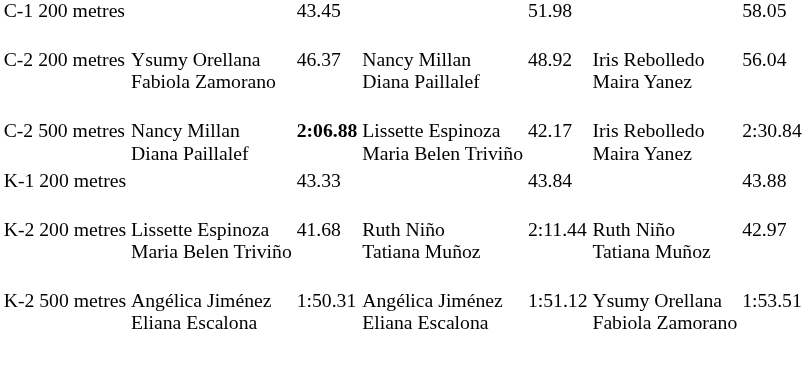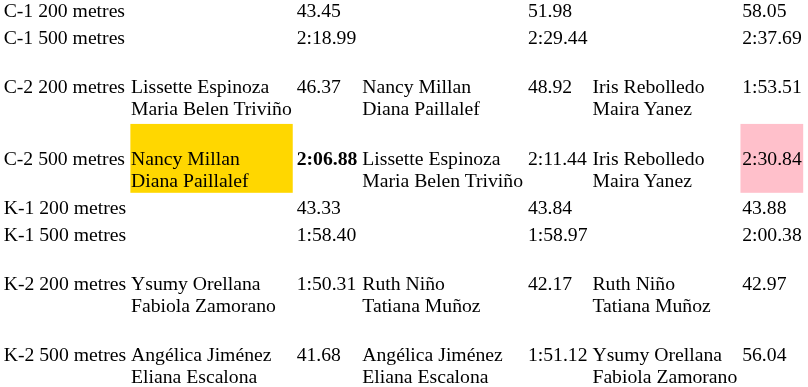+ row: (64, 37)
(203, 70) Ysumy Orellana Fabiola Zamorano -> (211, 97) Lissette Espinoza Maria Belen Triviño
(764, 59) 56.04 -> (772, 86) 1:53.51
(190, 142) no background -> (190, 169) gold background
(550, 131) 42.17 -> (557, 158) 2:11.44
(772, 131) no background -> (772, 158) pink background
+ row: (65, 234)
(211, 240) Lissette Espinoza Maria Belen Triviño -> (203, 294) Ysumy Orellana Fabiola Zamorano
(319, 229) 41.68 -> (326, 283) 1:50.31
(557, 229) 2:11.44 -> (550, 283) 42.17
(326, 300) 1:50.31 -> (319, 355) 41.68
(772, 300) 1:53.51 -> (764, 355) 56.04
